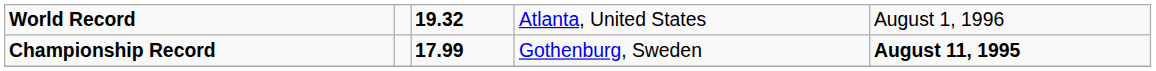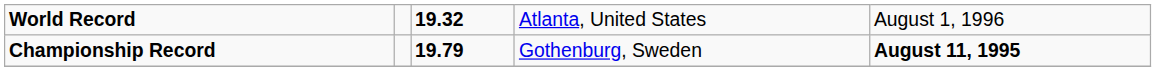(439, 50) 17.99 -> (439, 50) 19.79
